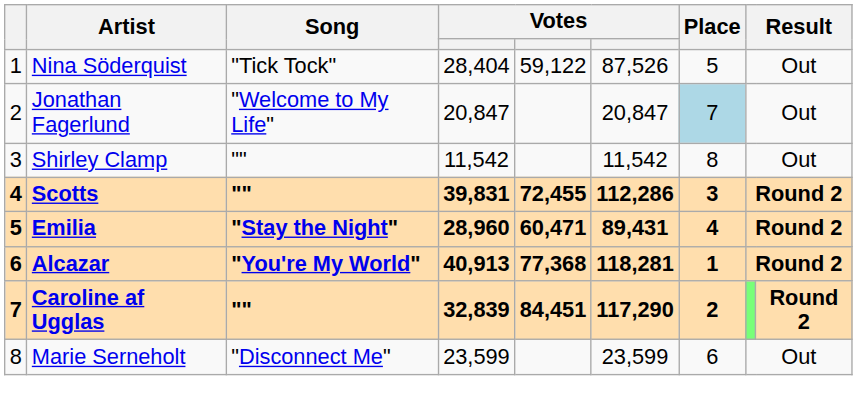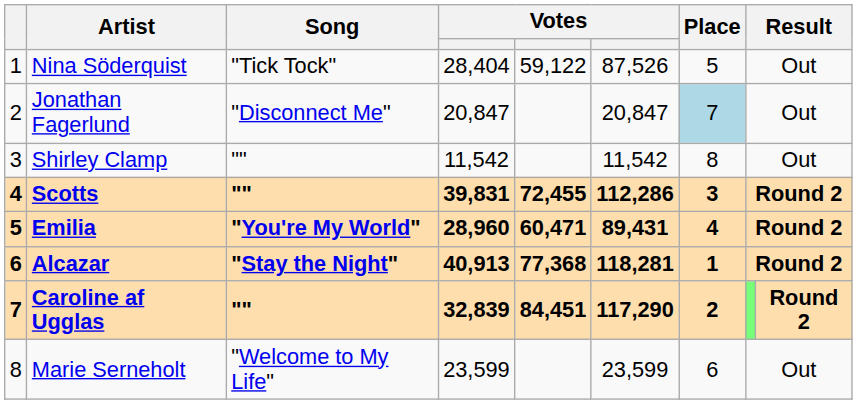(310, 113) "Welcome to My Life" -> (311, 113) "Disconnect Me"
(315, 228) "Stay the Night" -> (326, 228) "You're My World"
(326, 263) "You're My World" -> (315, 263) "Stay the Night"
(311, 356) "Disconnect Me" -> (310, 369) "Welcome to My Life"
